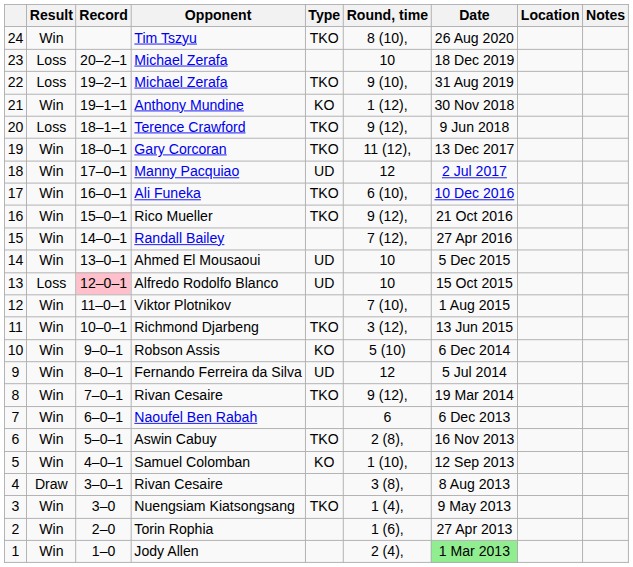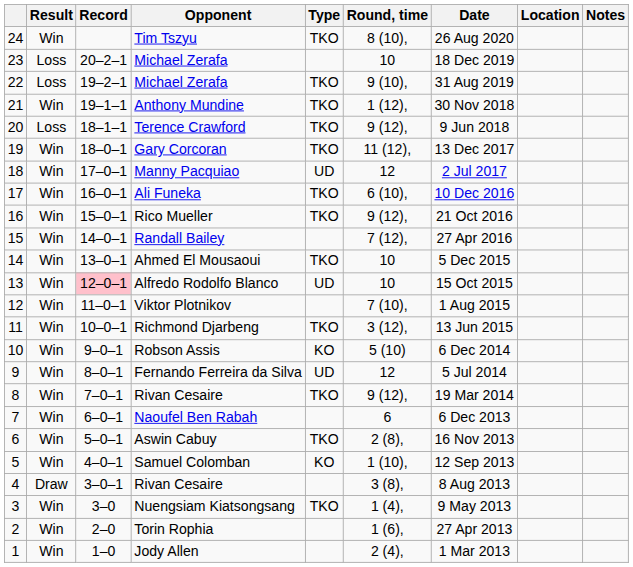(324, 104) KO -> (324, 104) TKO
(324, 261) UD -> (324, 261) TKO
(51, 283) Loss -> (51, 283) Win
(474, 551) lightgreen background -> (474, 551) no background
